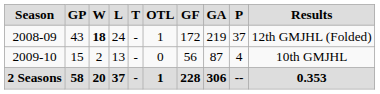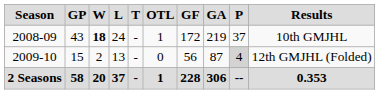(312, 36) 12th GMJHL (Folded) -> (312, 36) 10th GMJHL
(239, 57) no background -> (239, 57) lightgrey background
(312, 57) 10th GMJHL -> (312, 57) 12th GMJHL (Folded)
